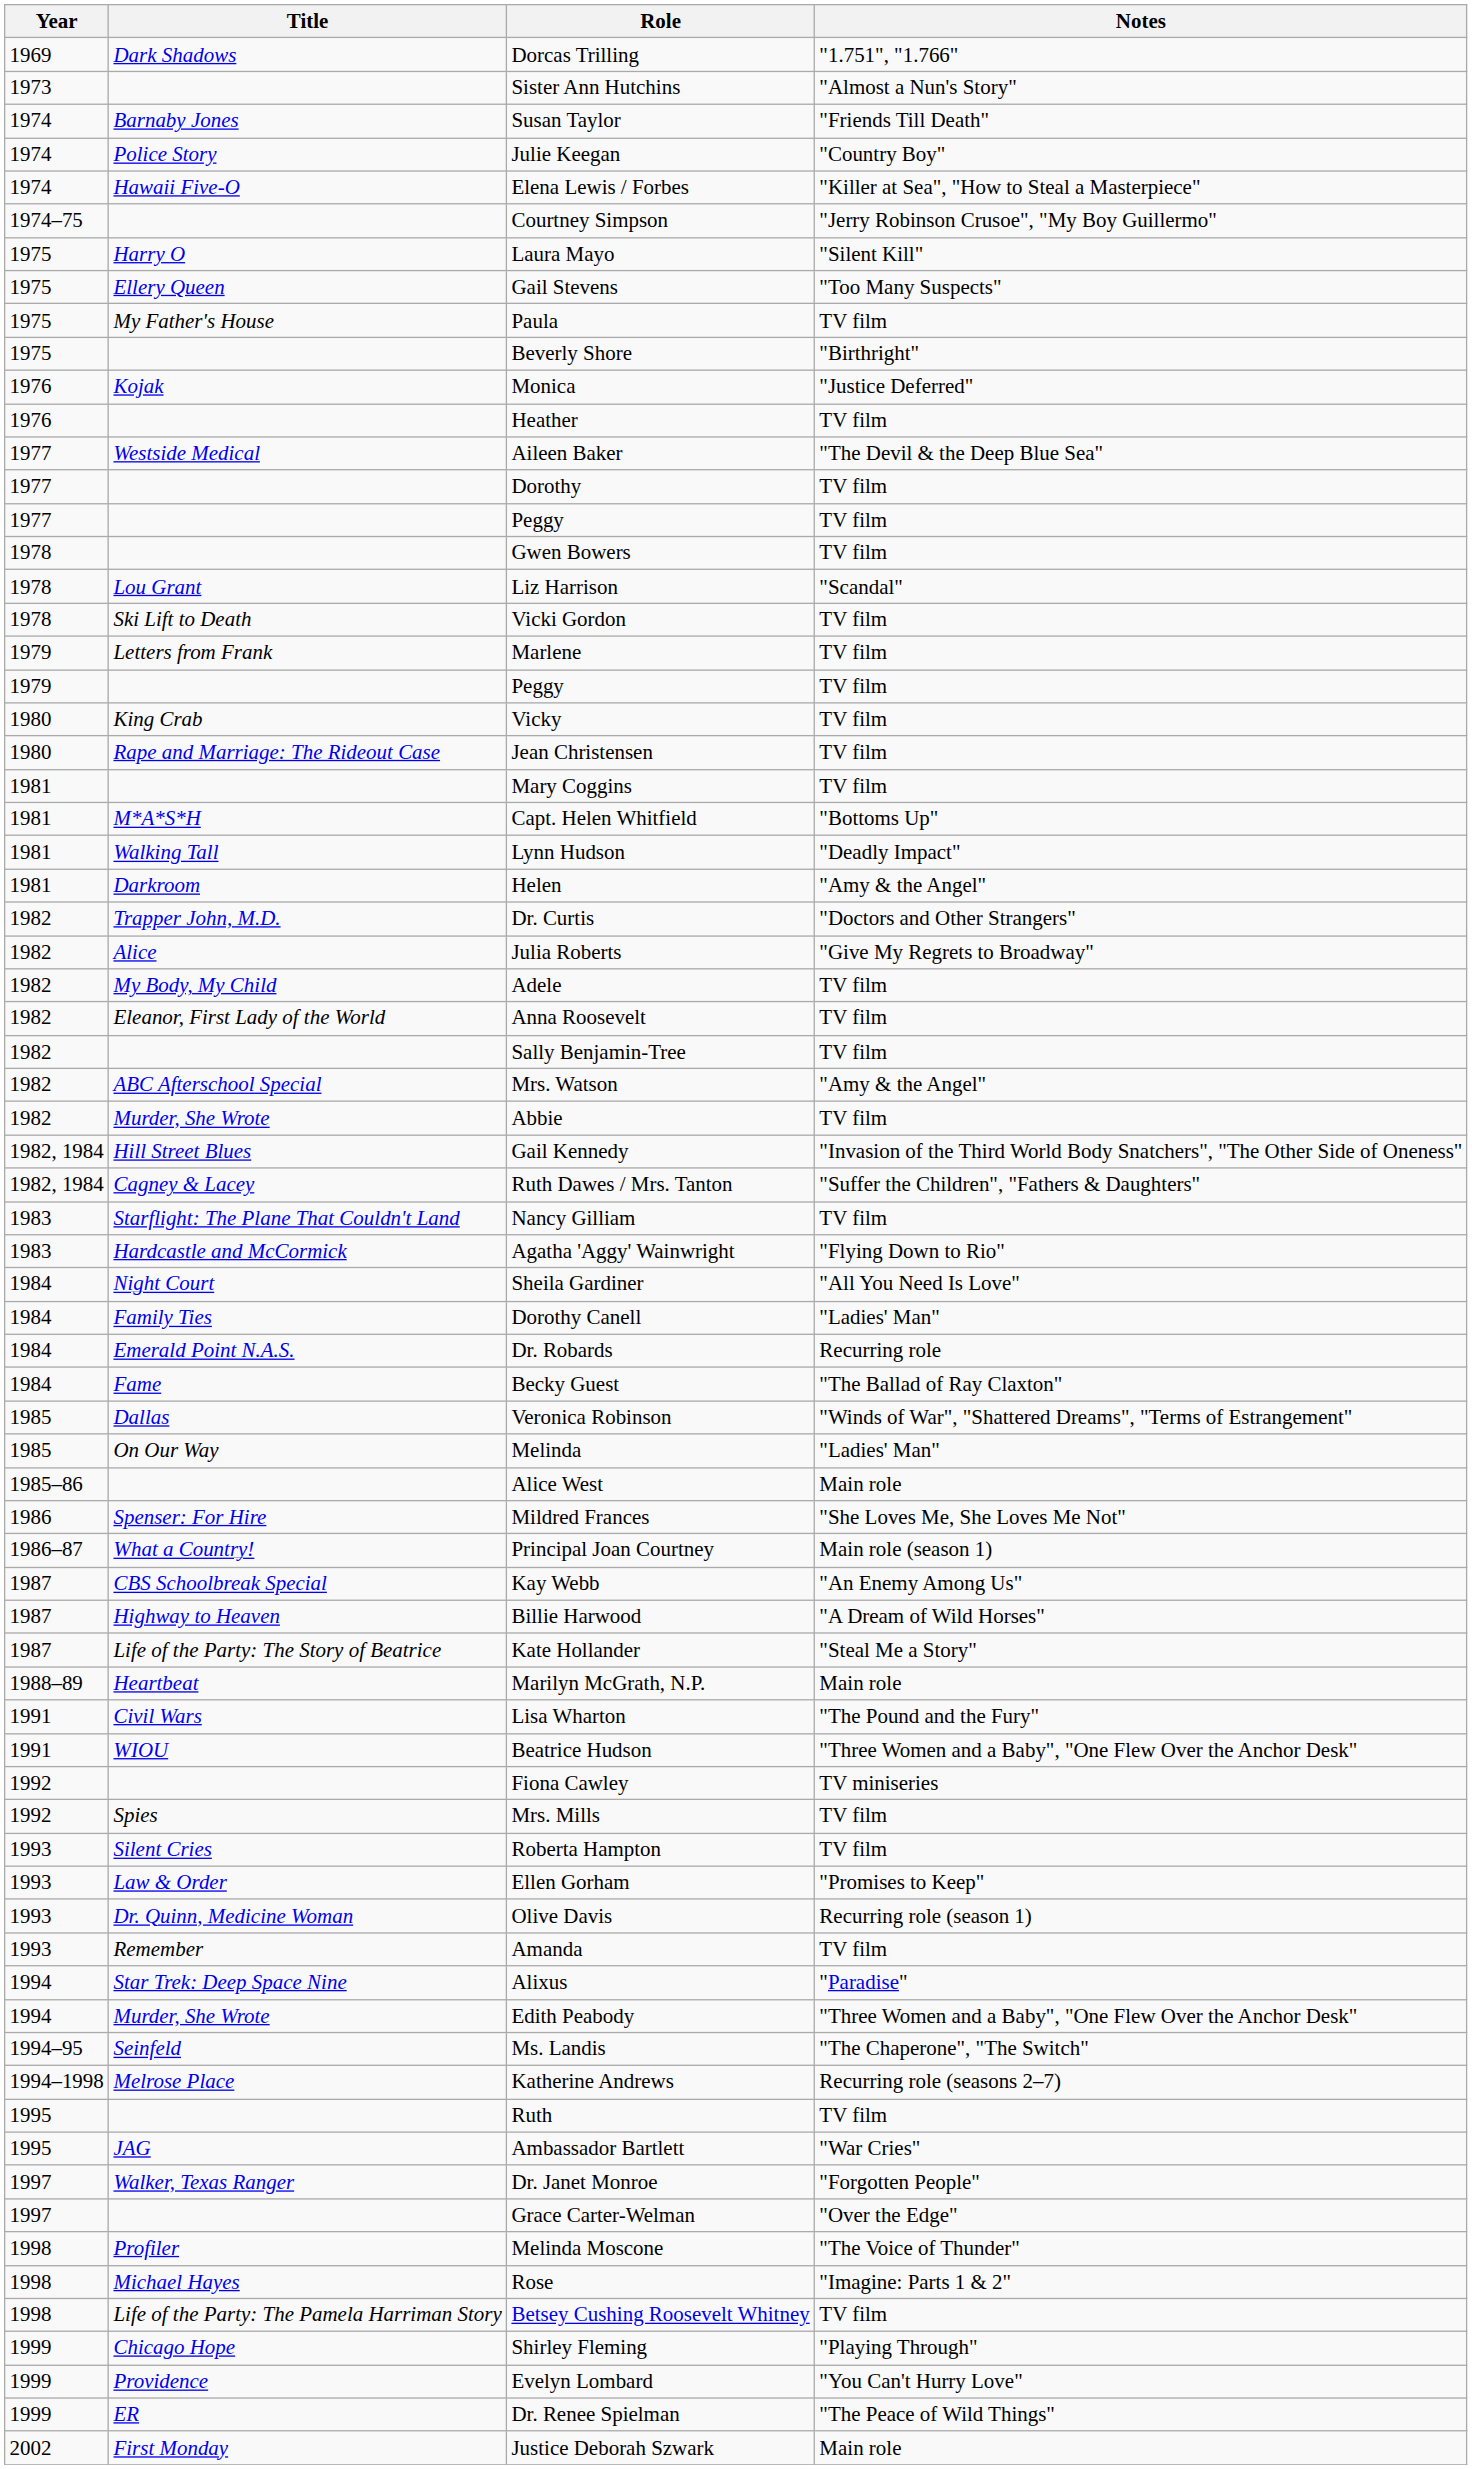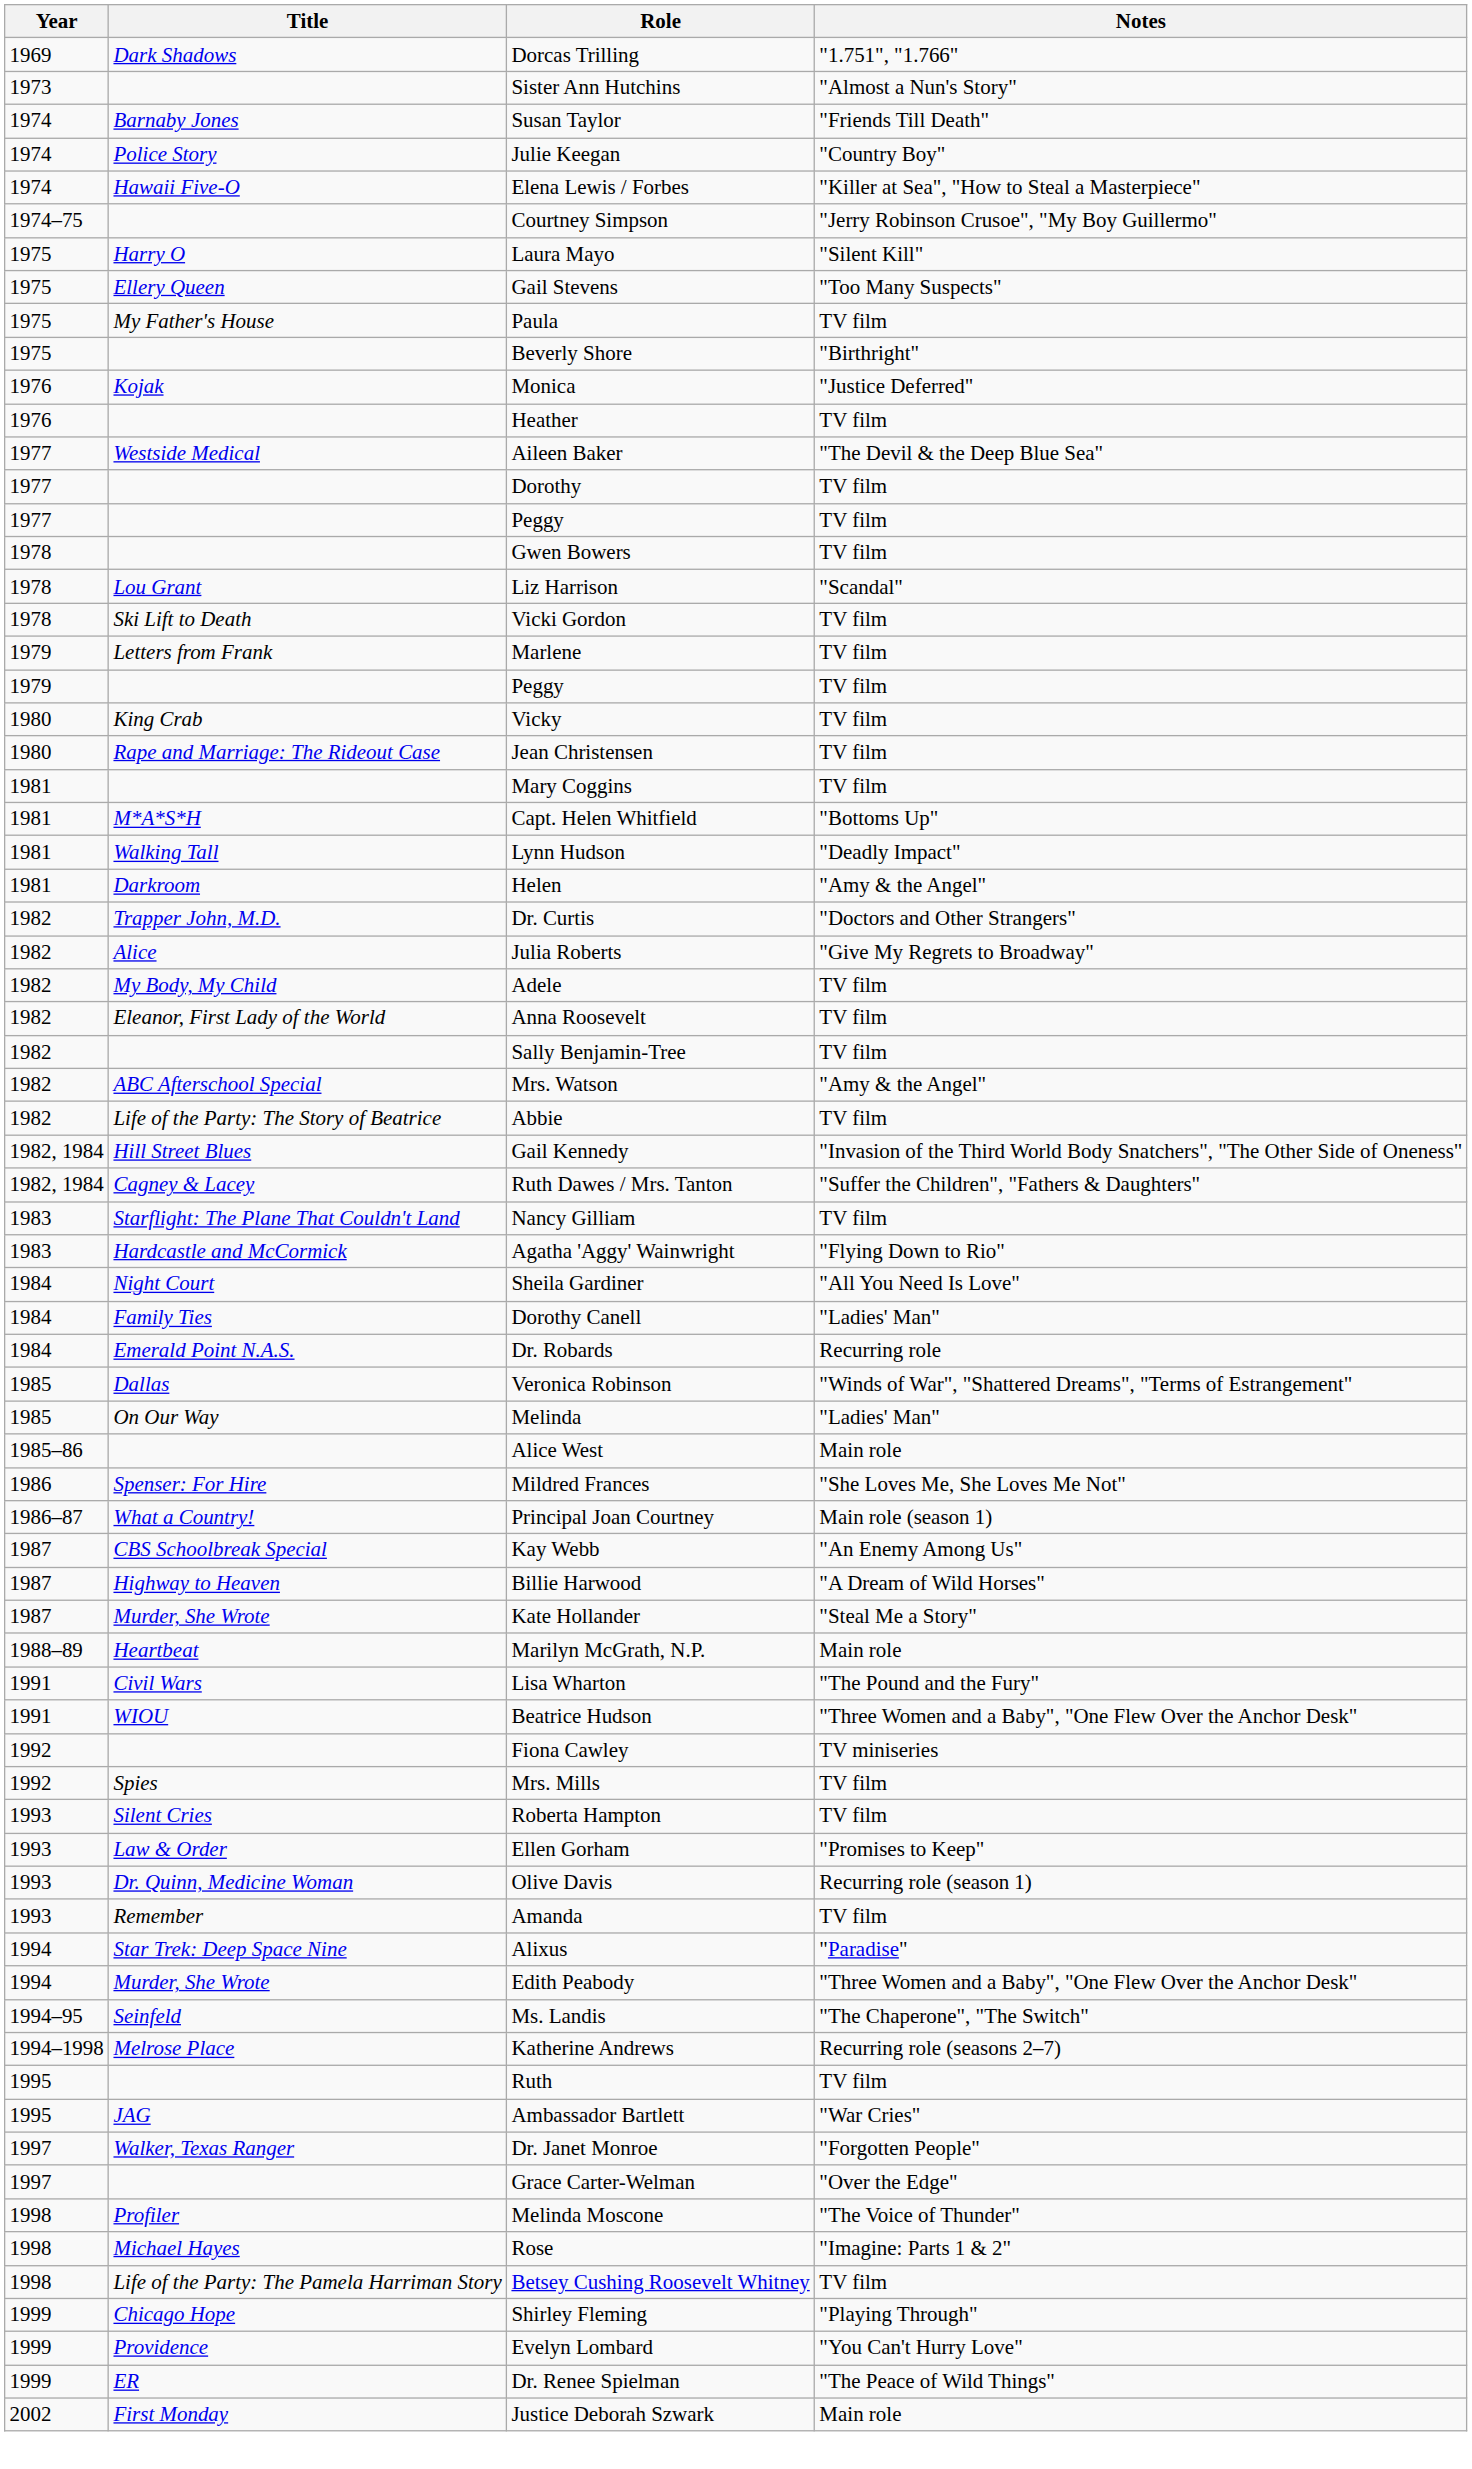(192, 1118) Murder, She Wrote -> (277, 1118) Life of the Party: The Story of Beatrice
- row: (30, 1384)
(277, 1649) Life of the Party: The Story of Beatrice -> (192, 1616) Murder, She Wrote
